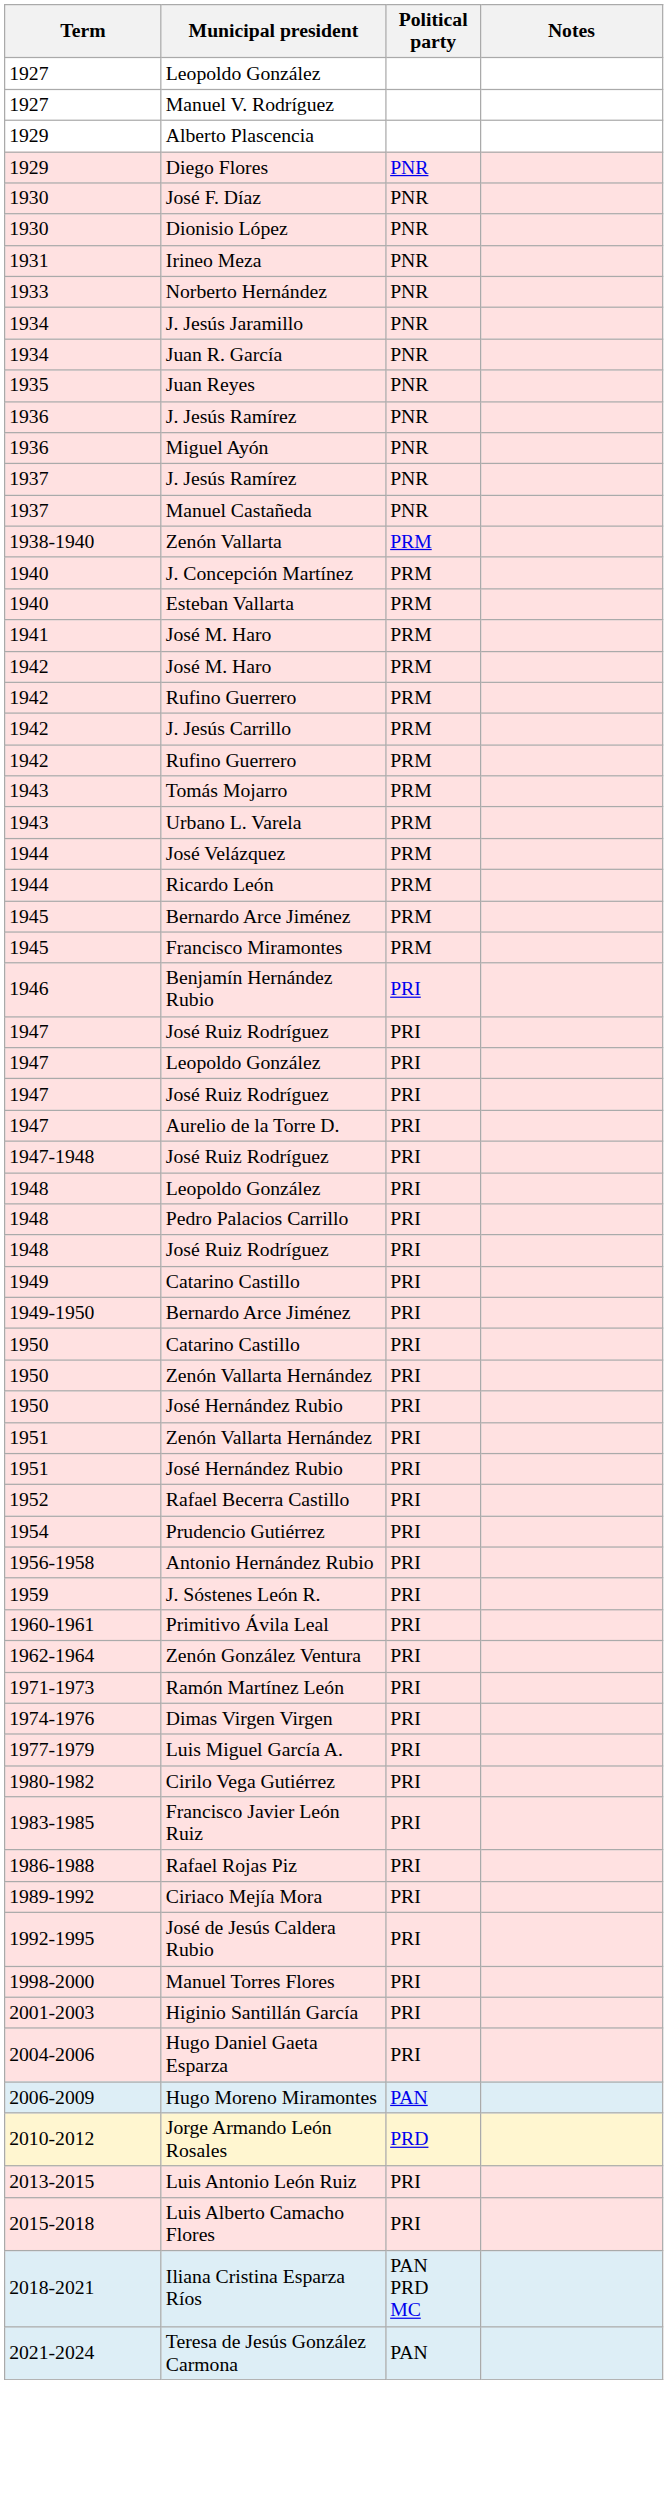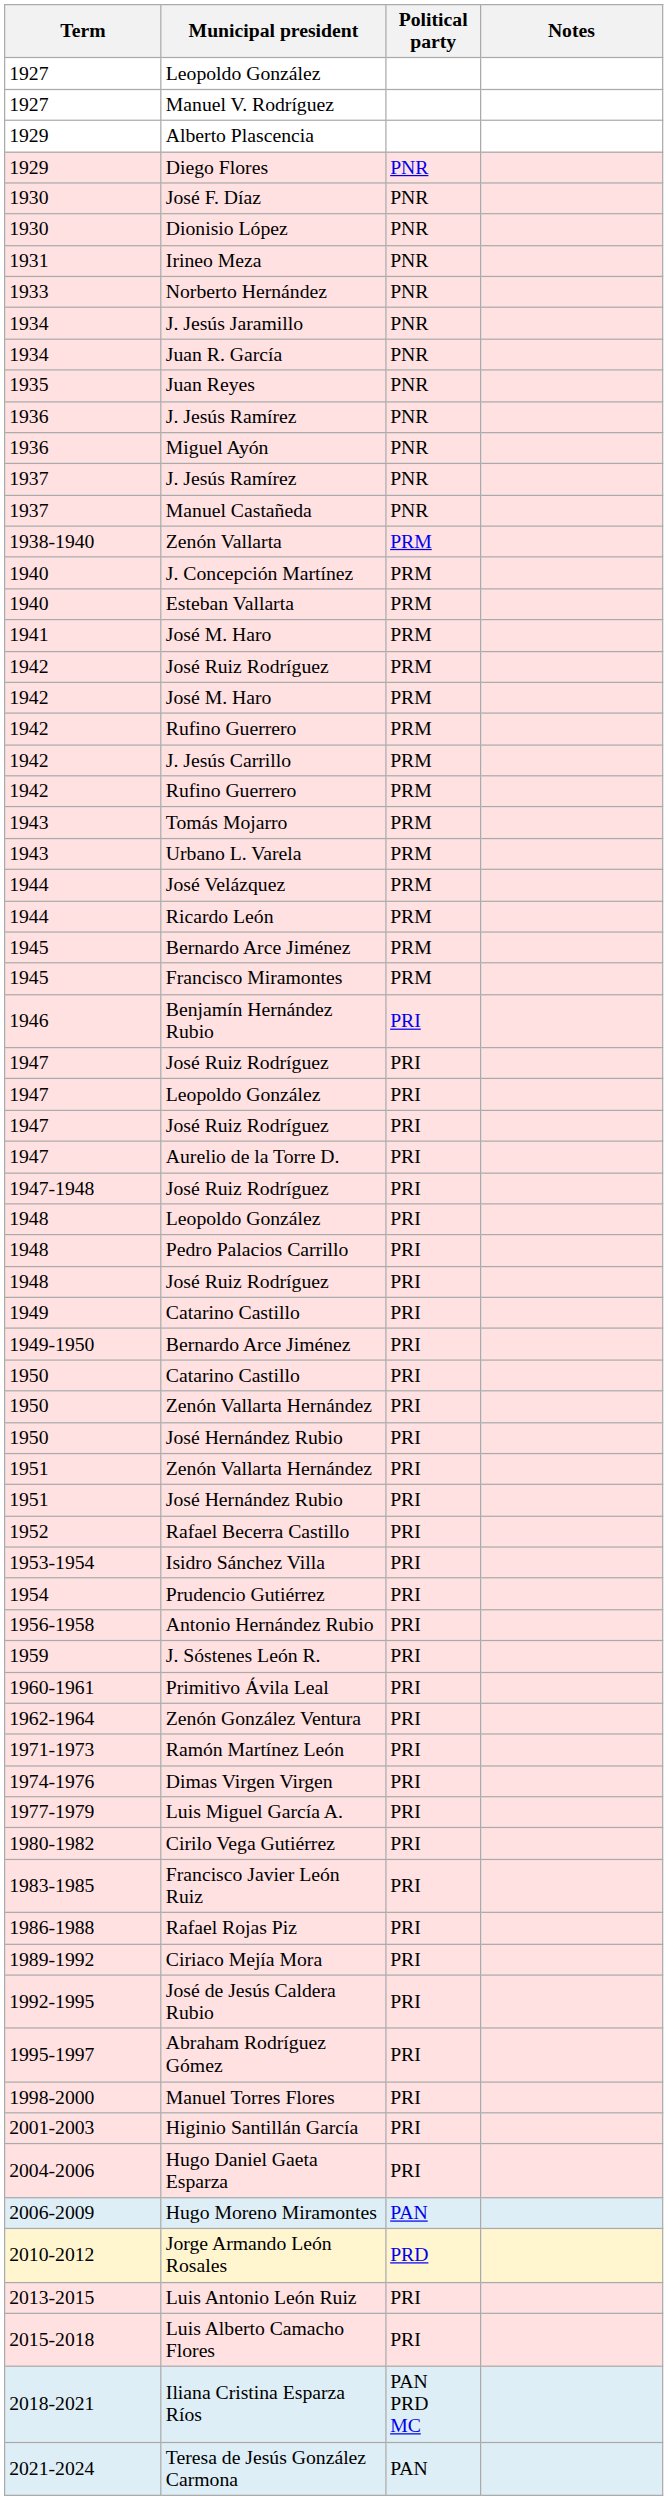+ row: (29, 666)
+ row: (52, 1562)
+ row: (52, 2054)
